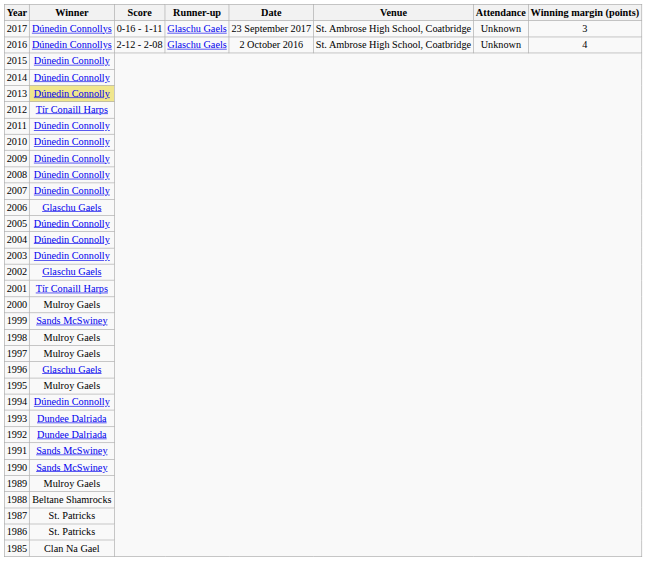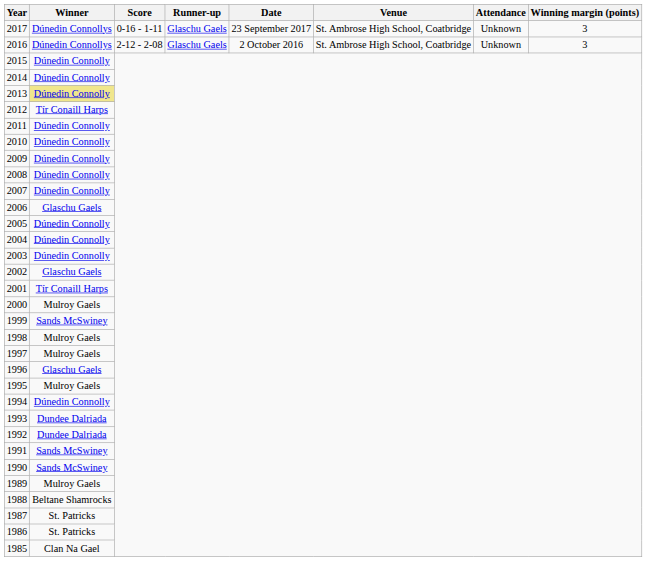(585, 45) 4 -> (585, 45) 3
